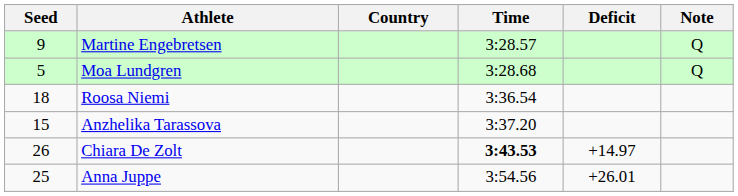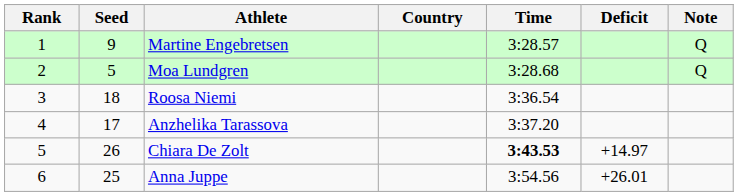+ column: (42, 17)
(41, 124) 15 -> (111, 124) 17
